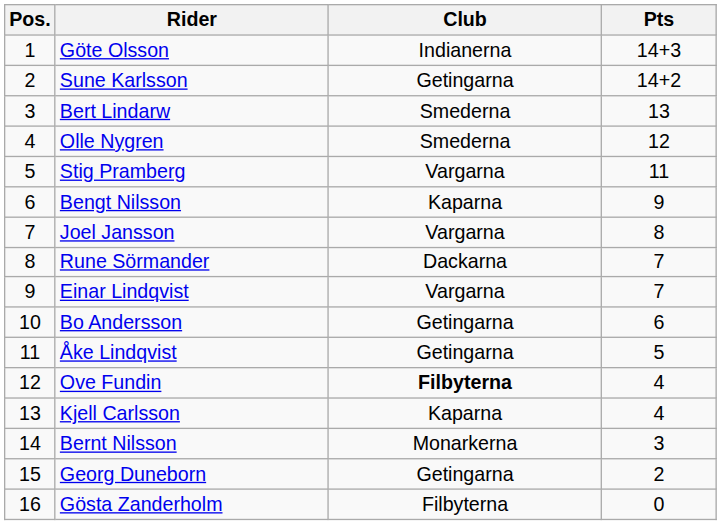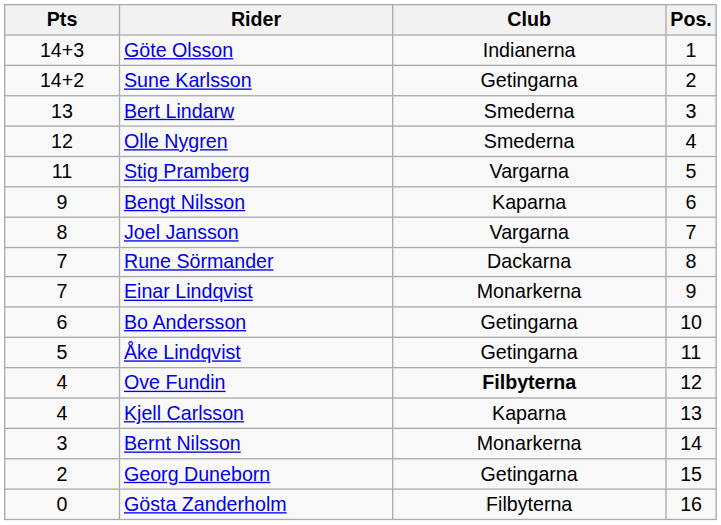columns swapped: (30, 20) <-> (659, 20)
(465, 292) Vargarna -> (529, 292) Monarkerna
